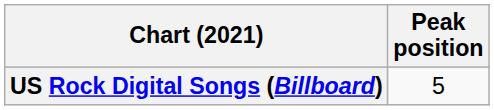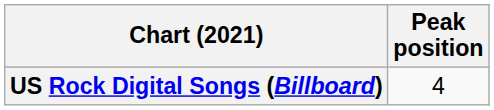(438, 85) 5 -> (438, 85) 4
